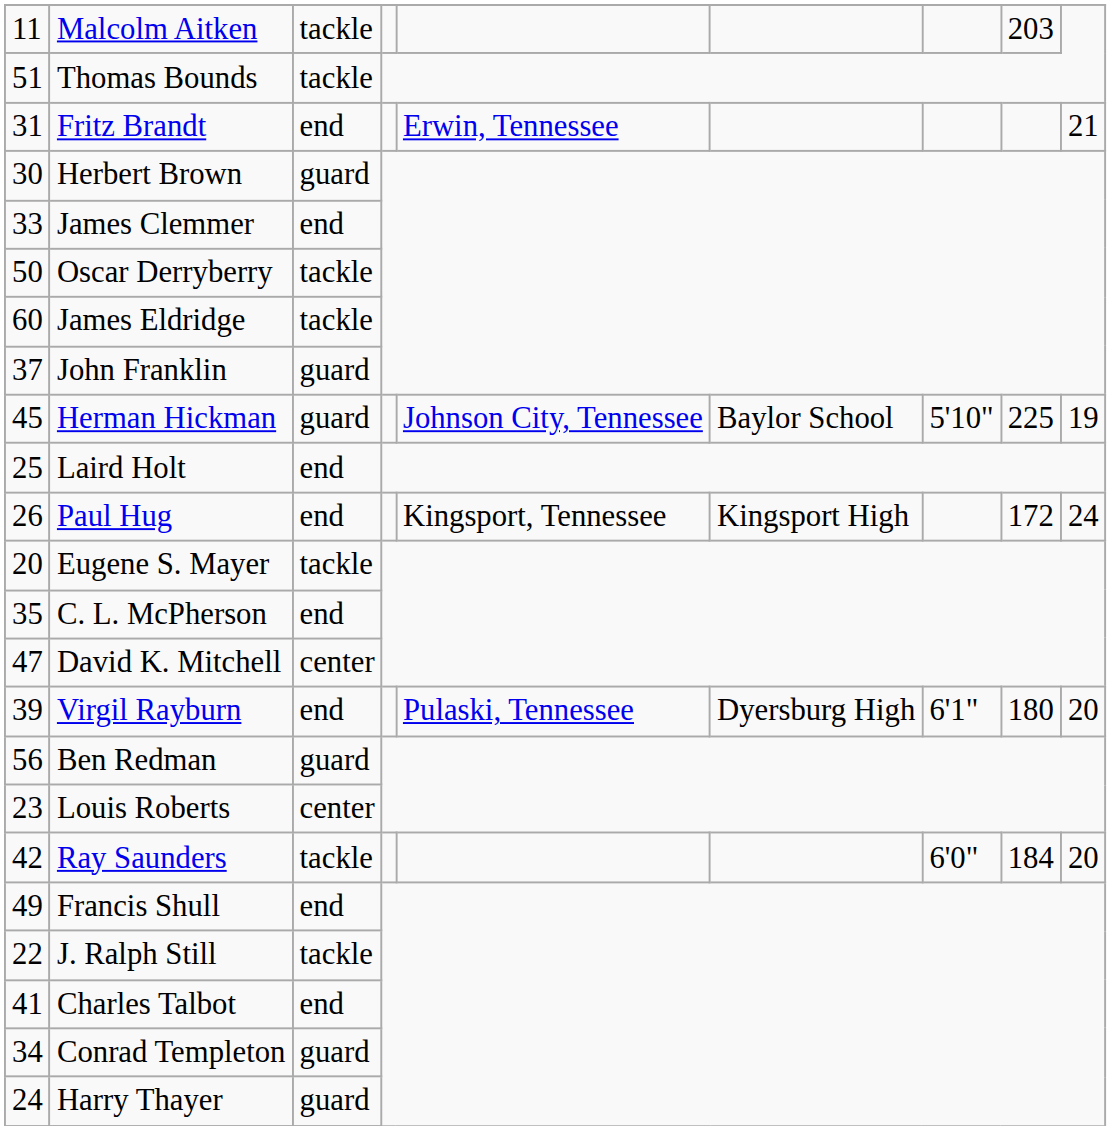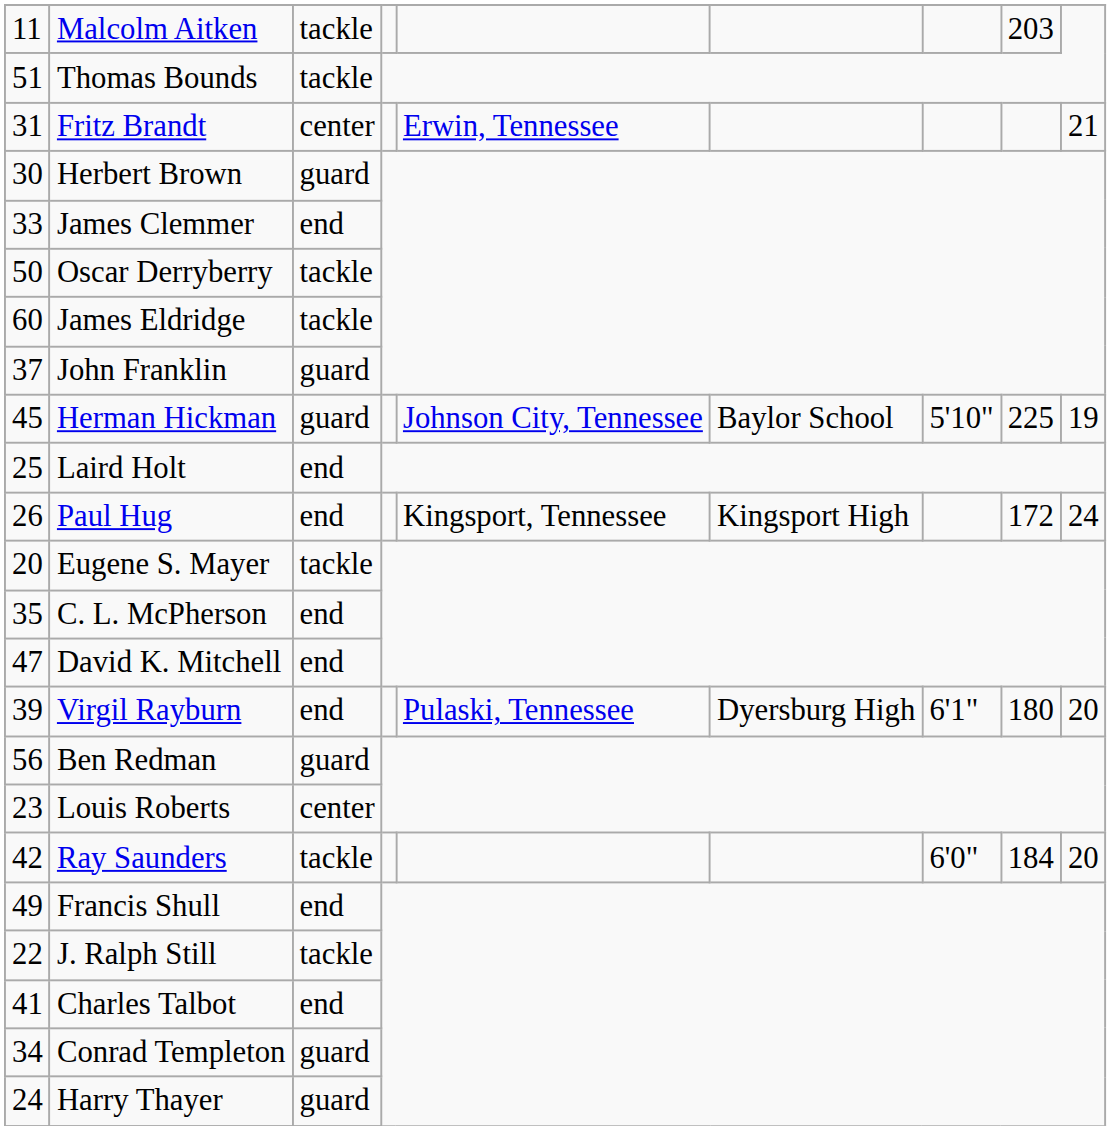(322, 126) end -> (337, 126) center
(337, 662) center -> (322, 662) end
